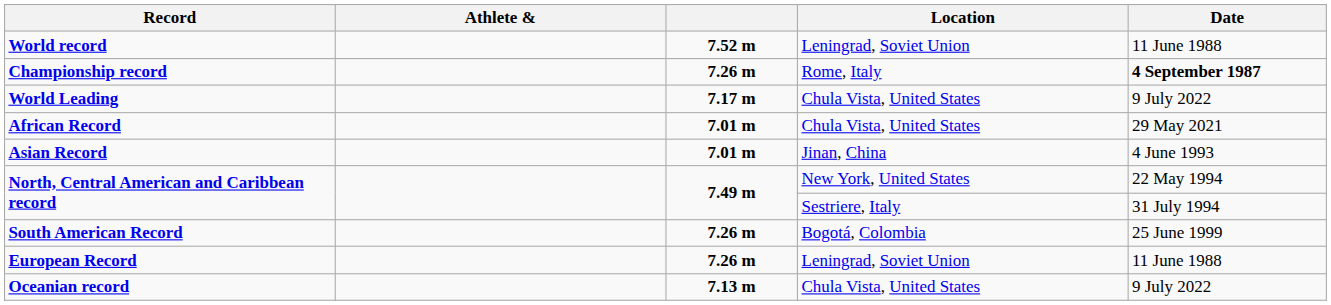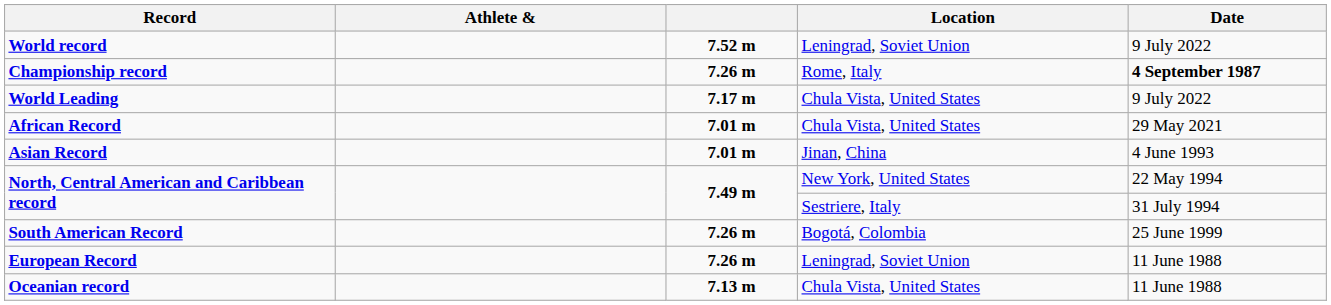(1177, 44) 11 June 1988 -> (1172, 44) 9 July 2022
(1172, 286) 9 July 2022 -> (1177, 286) 11 June 1988
